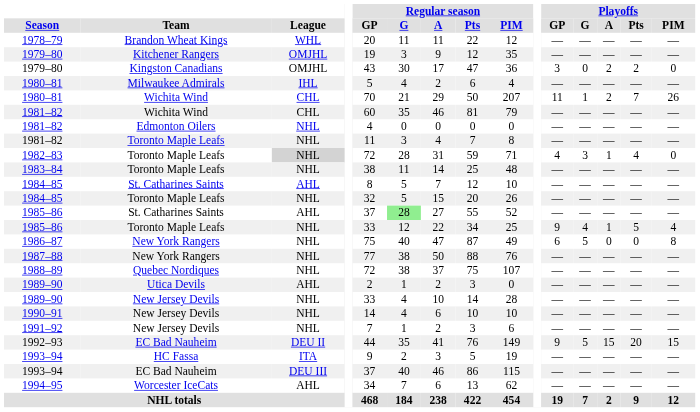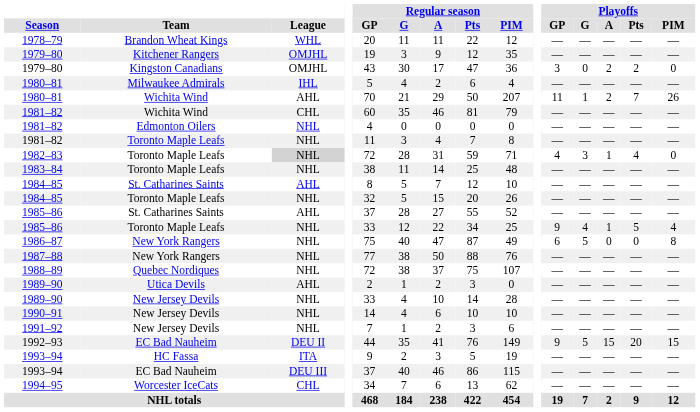(308, 97) CHL -> (308, 97) AHL
(404, 212) lightgreen background -> (404, 212) no background
(308, 385) AHL -> (308, 385) CHL
